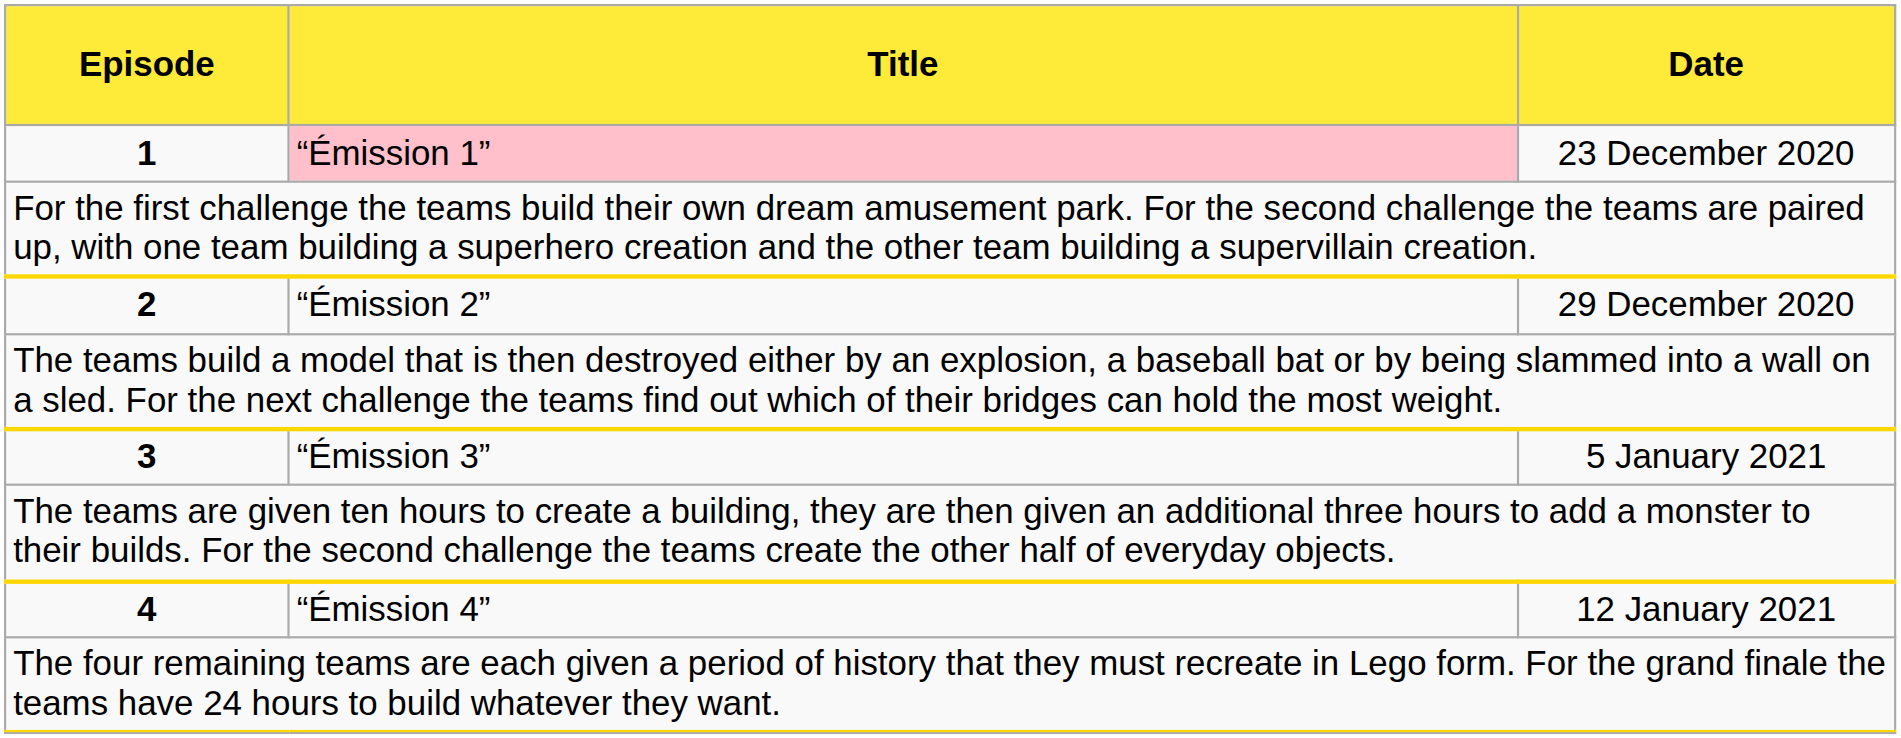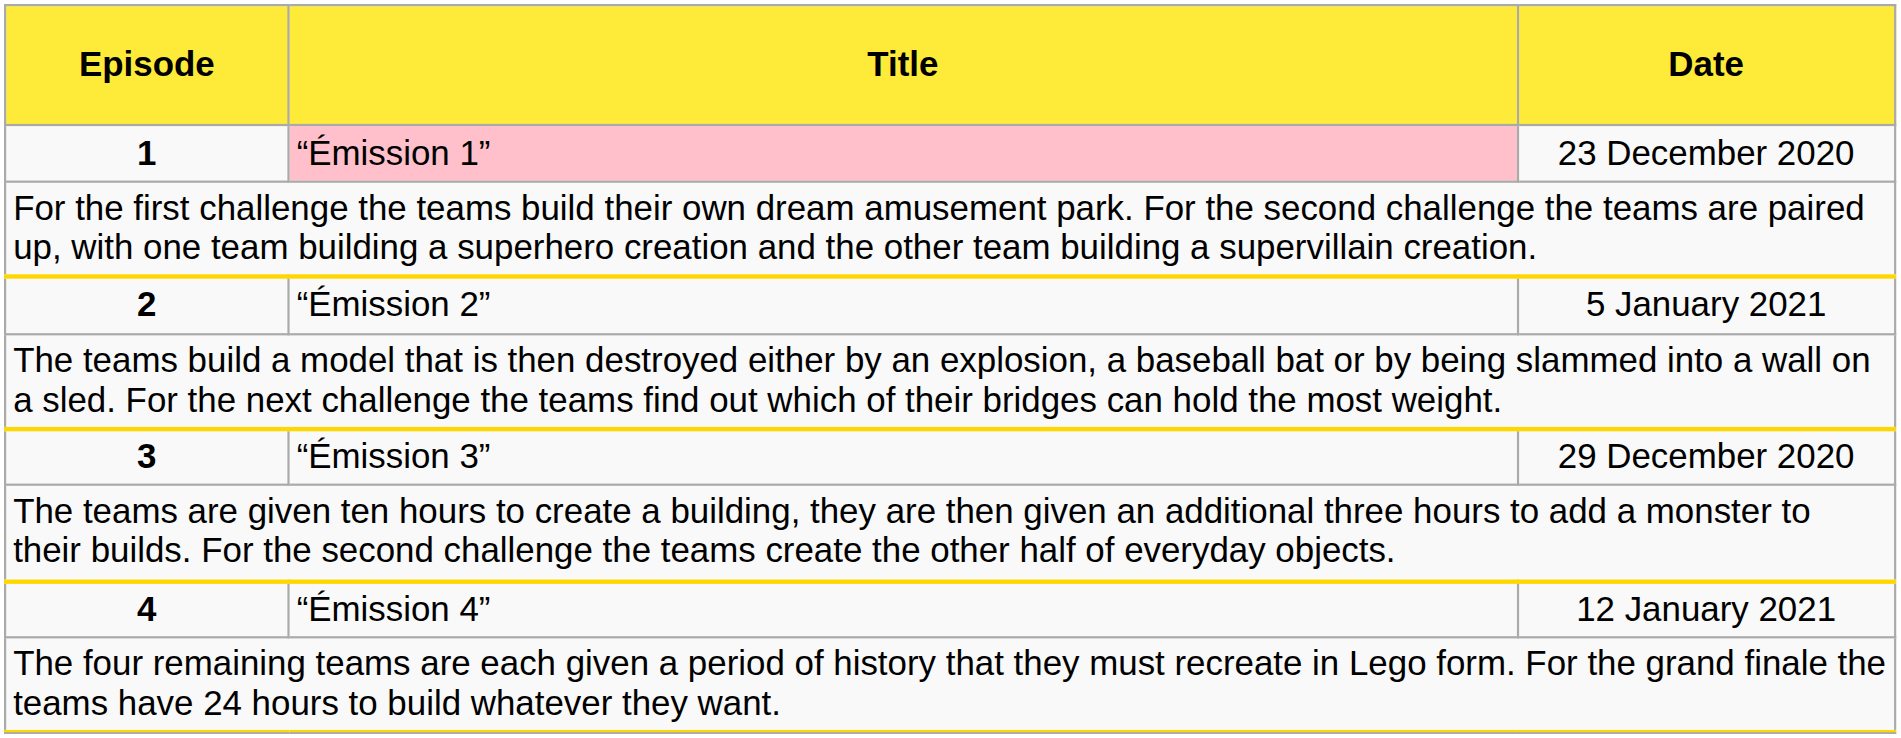(1706, 304) 29 December 2020 -> (1706, 304) 5 January 2021
(1706, 456) 5 January 2021 -> (1706, 456) 29 December 2020
